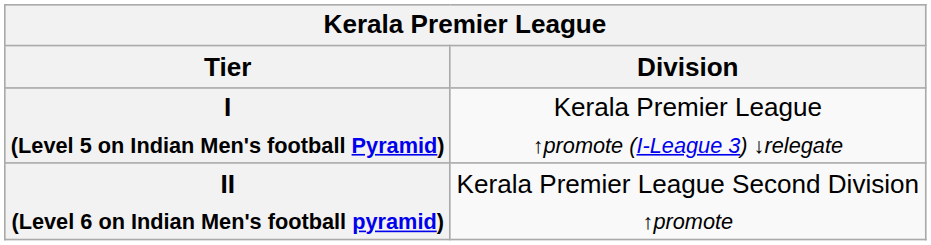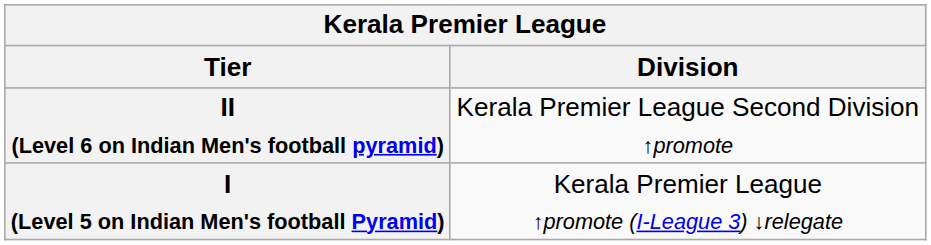rows swapped: (228, 125) <-> (228, 201)
